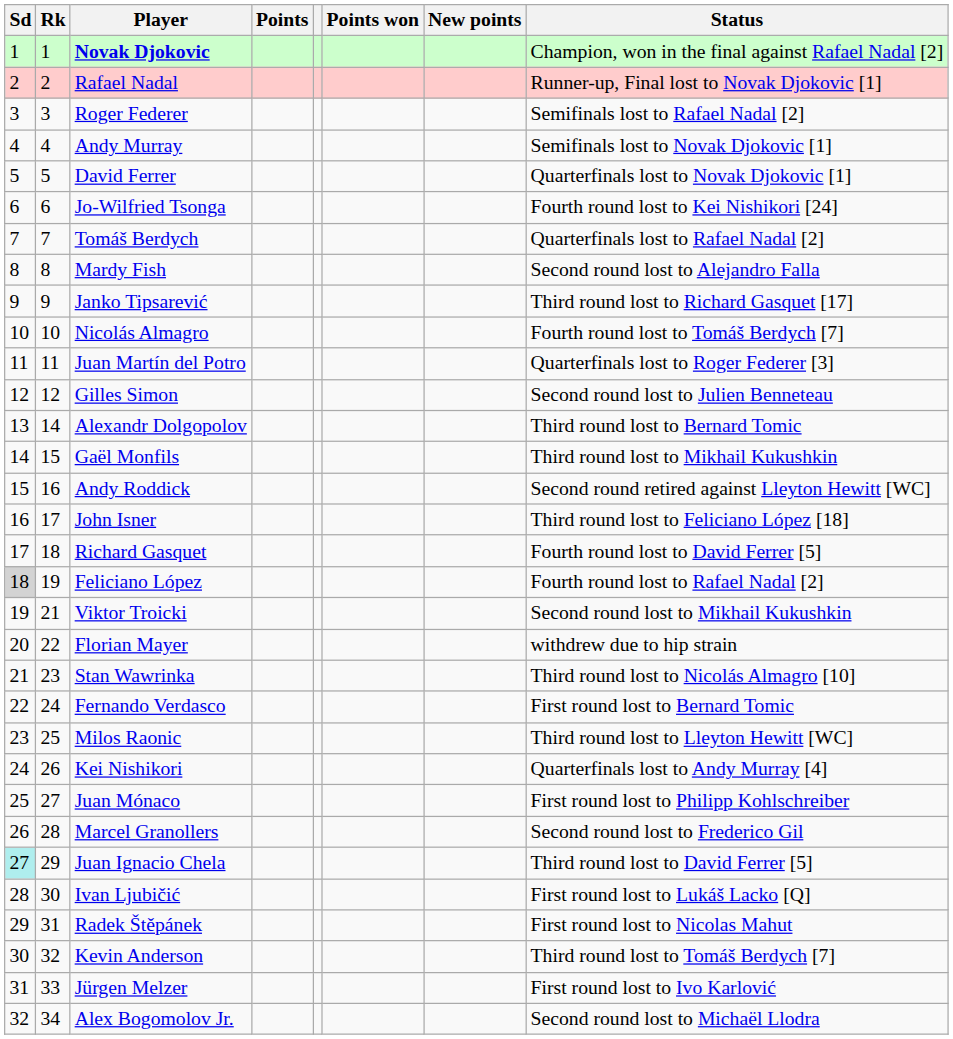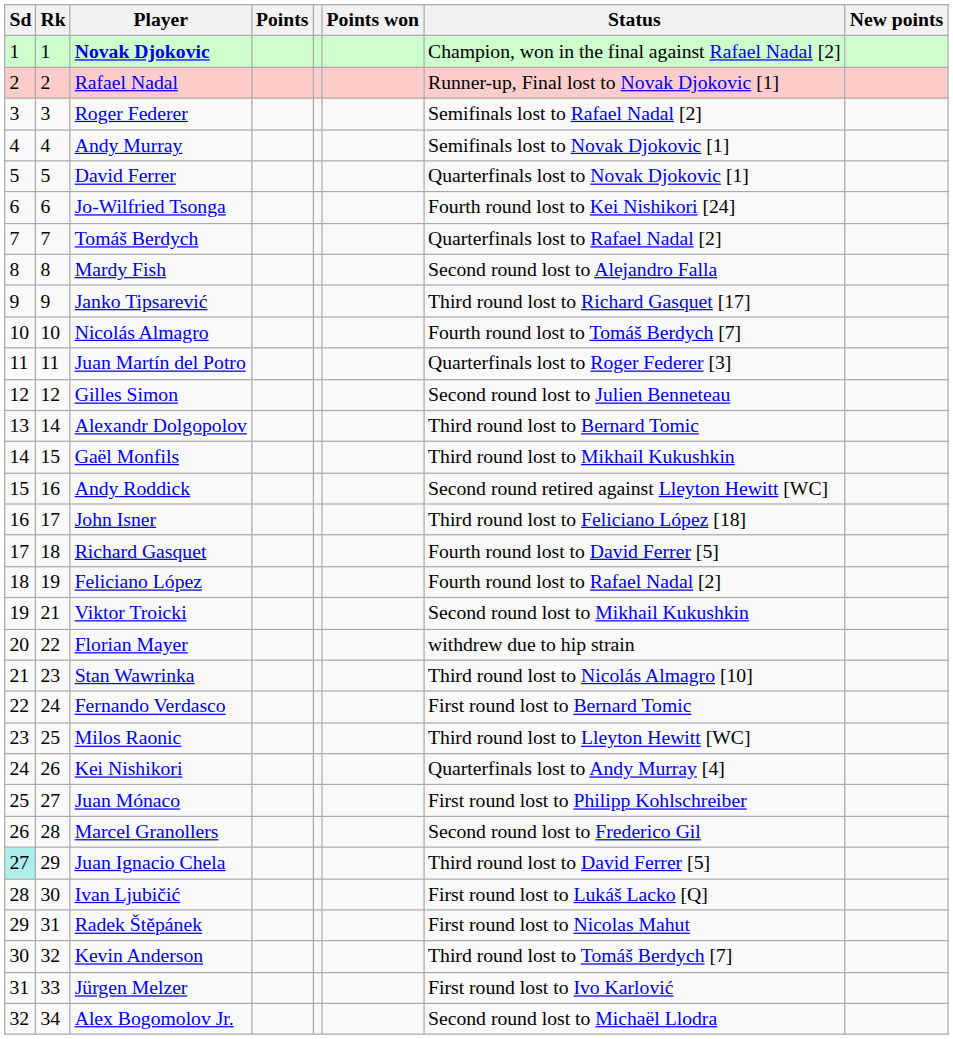columns swapped: (475, 20) <-> (737, 20)
(19, 581) lightgrey background -> (19, 581) no background
